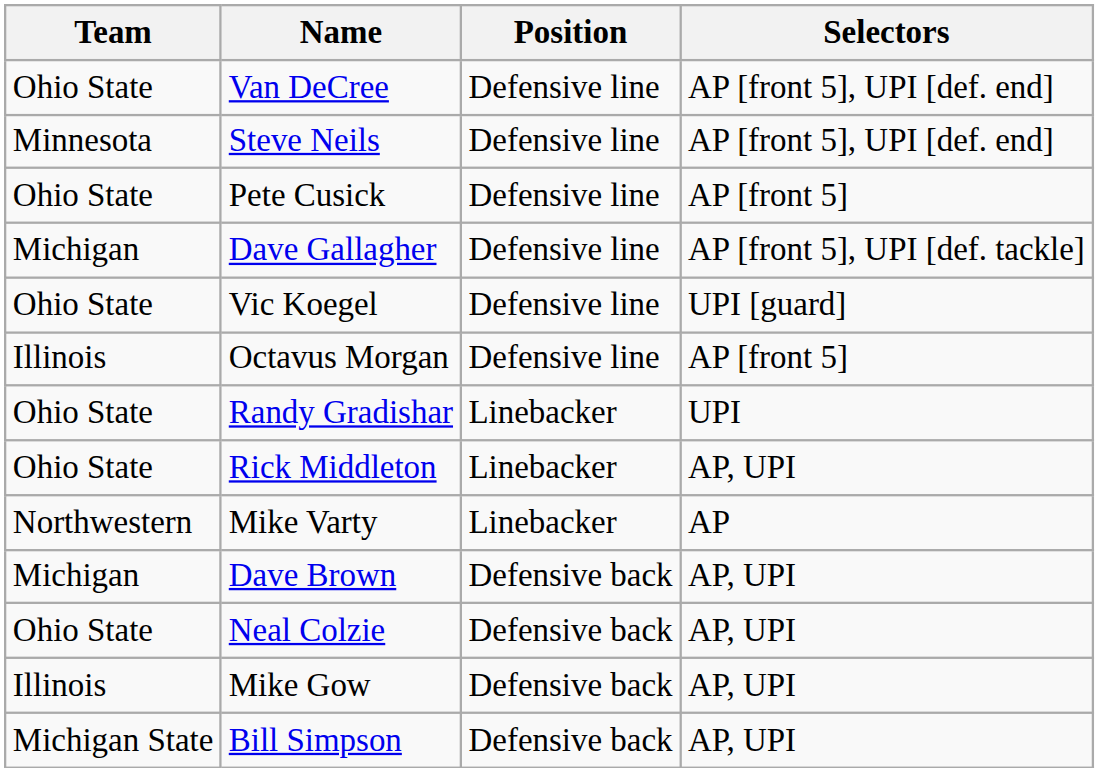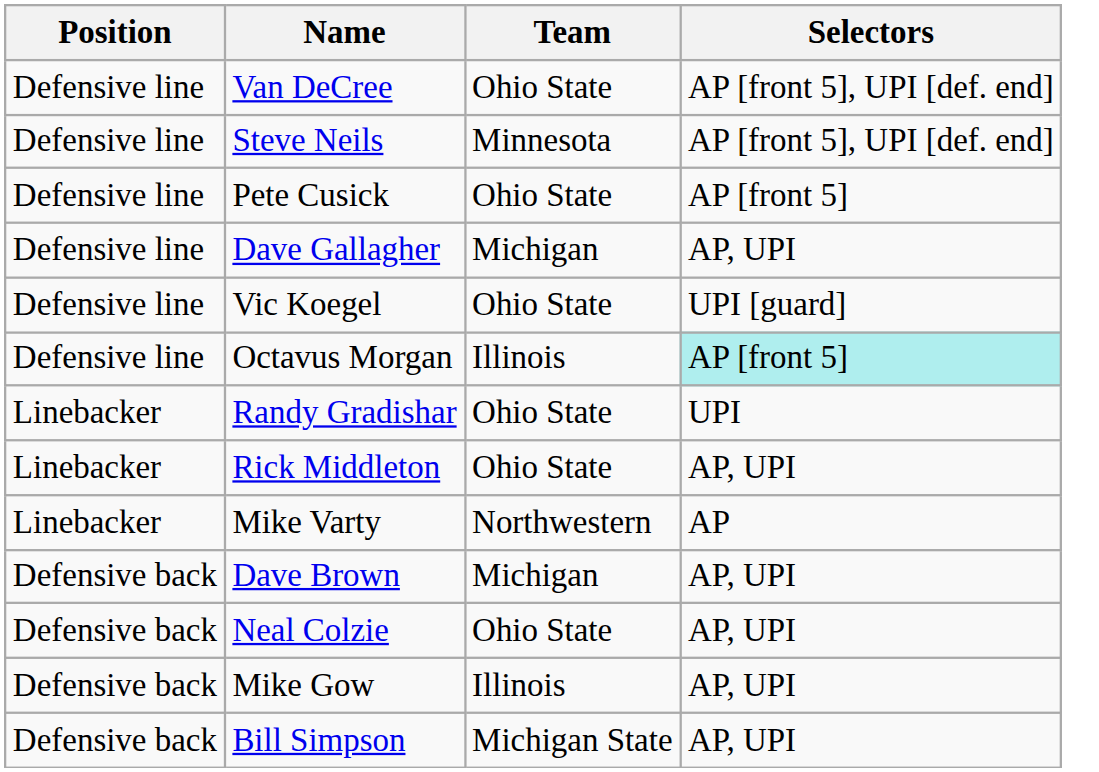columns swapped: (571, 32) <-> (113, 32)
(886, 249) AP [front 5], UPI [def. tackle] -> (742, 249) AP, UPI
(768, 358) no background -> (768, 358) paleturquoise background
